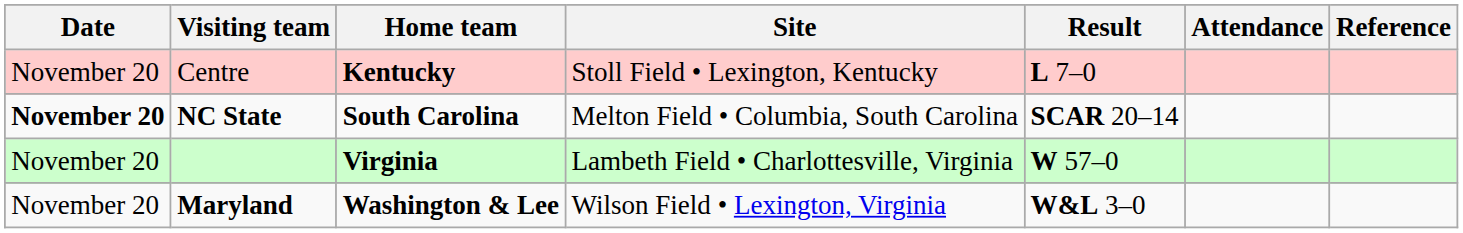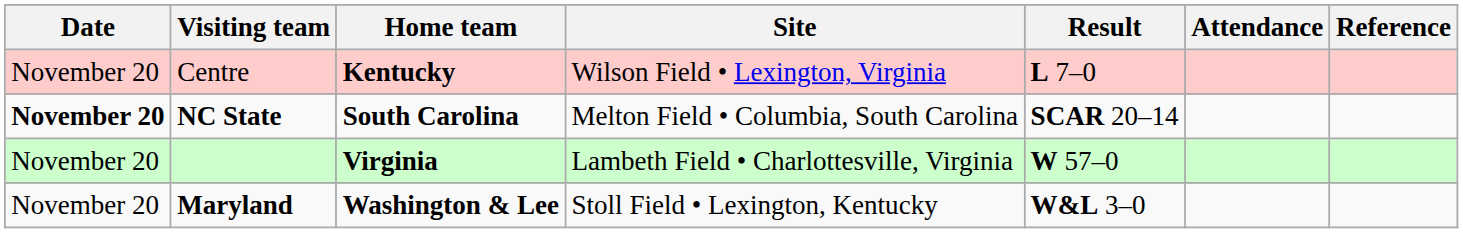(755, 71) Stoll Field • Lexington, Kentucky -> (759, 71) Wilson Field • Lexington, Virginia
(759, 205) Wilson Field • Lexington, Virginia -> (755, 205) Stoll Field • Lexington, Kentucky
